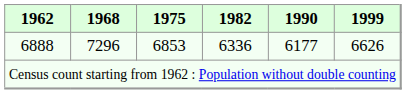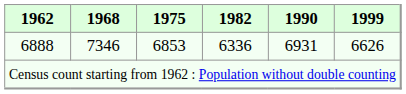(103, 46) 7296 -> (103, 46) 7346
(301, 46) 6177 -> (301, 46) 6931
